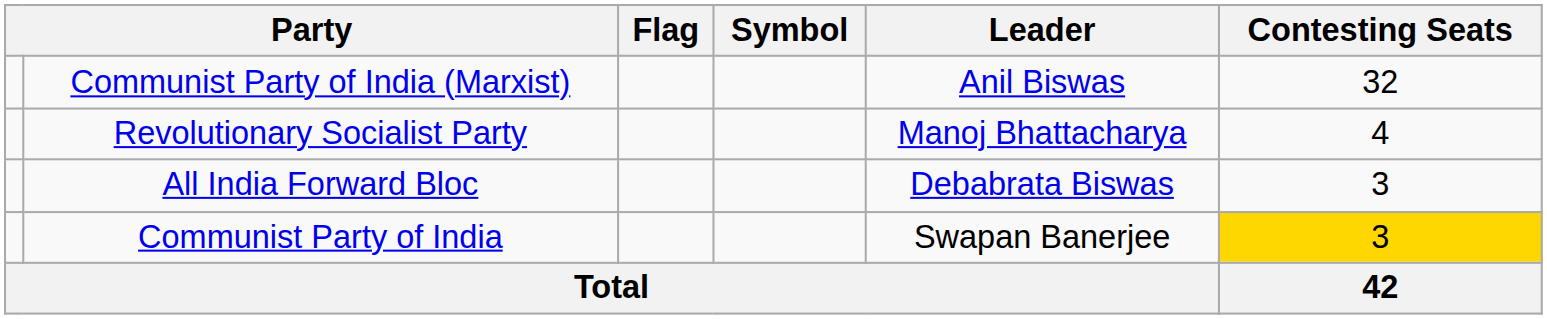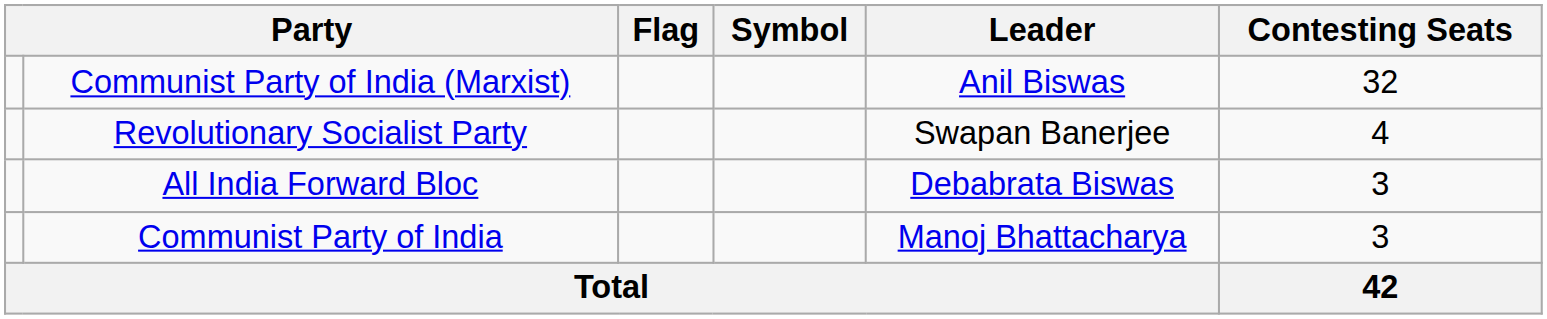(1042, 133) Manoj Bhattacharya -> (1042, 133) Swapan Banerjee
(1042, 236) Swapan Banerjee -> (1042, 236) Manoj Bhattacharya
(1380, 236) gold background -> (1380, 236) no background
